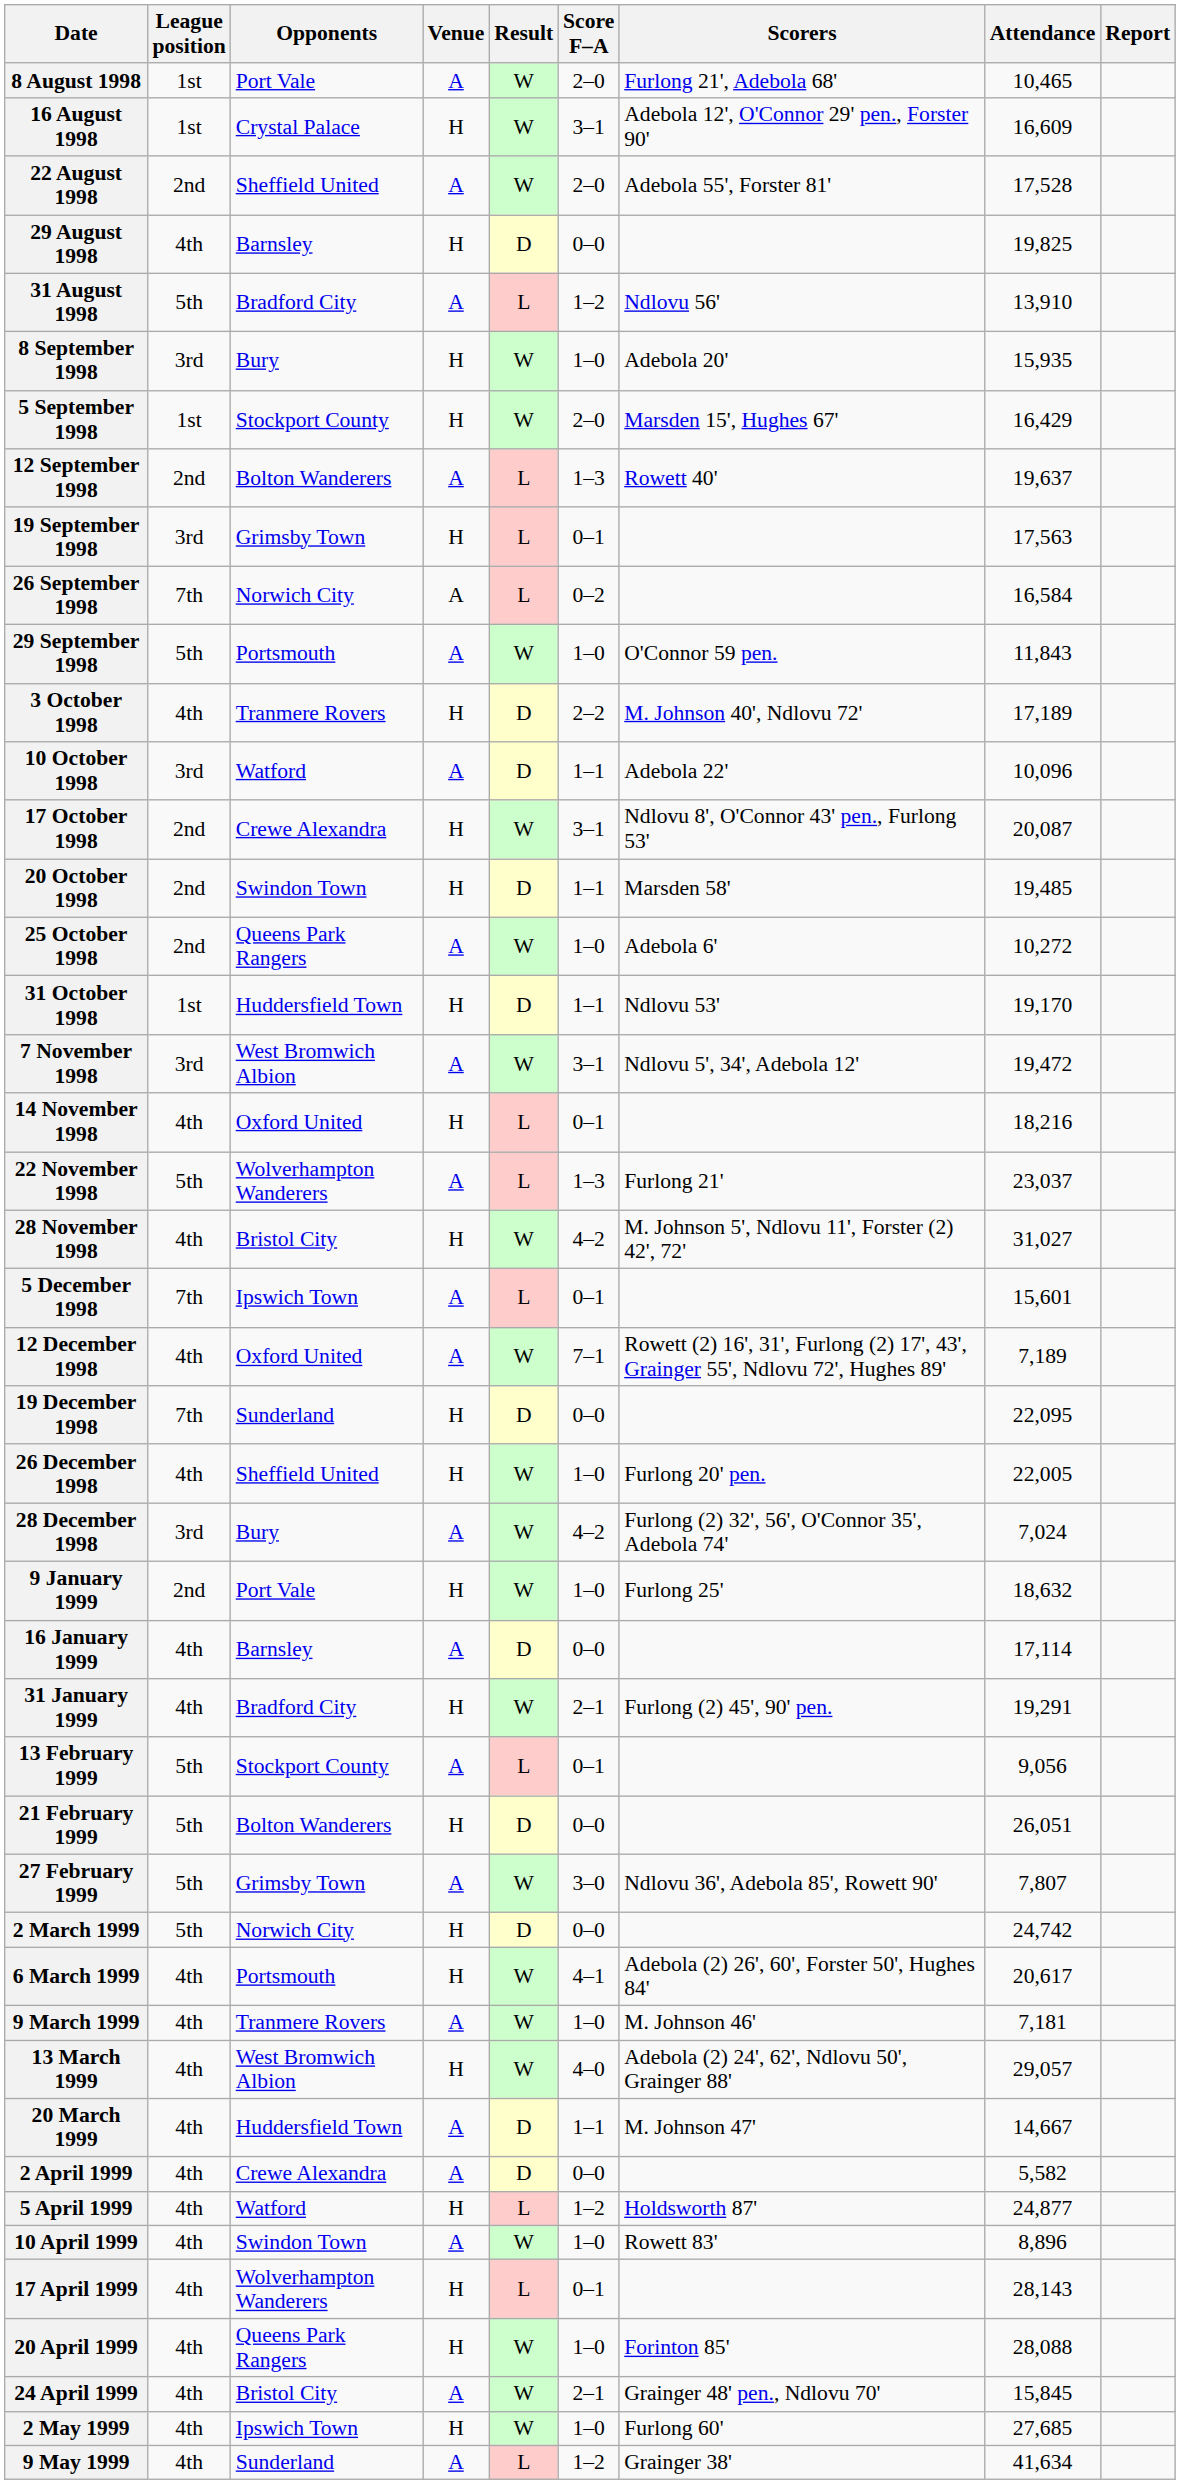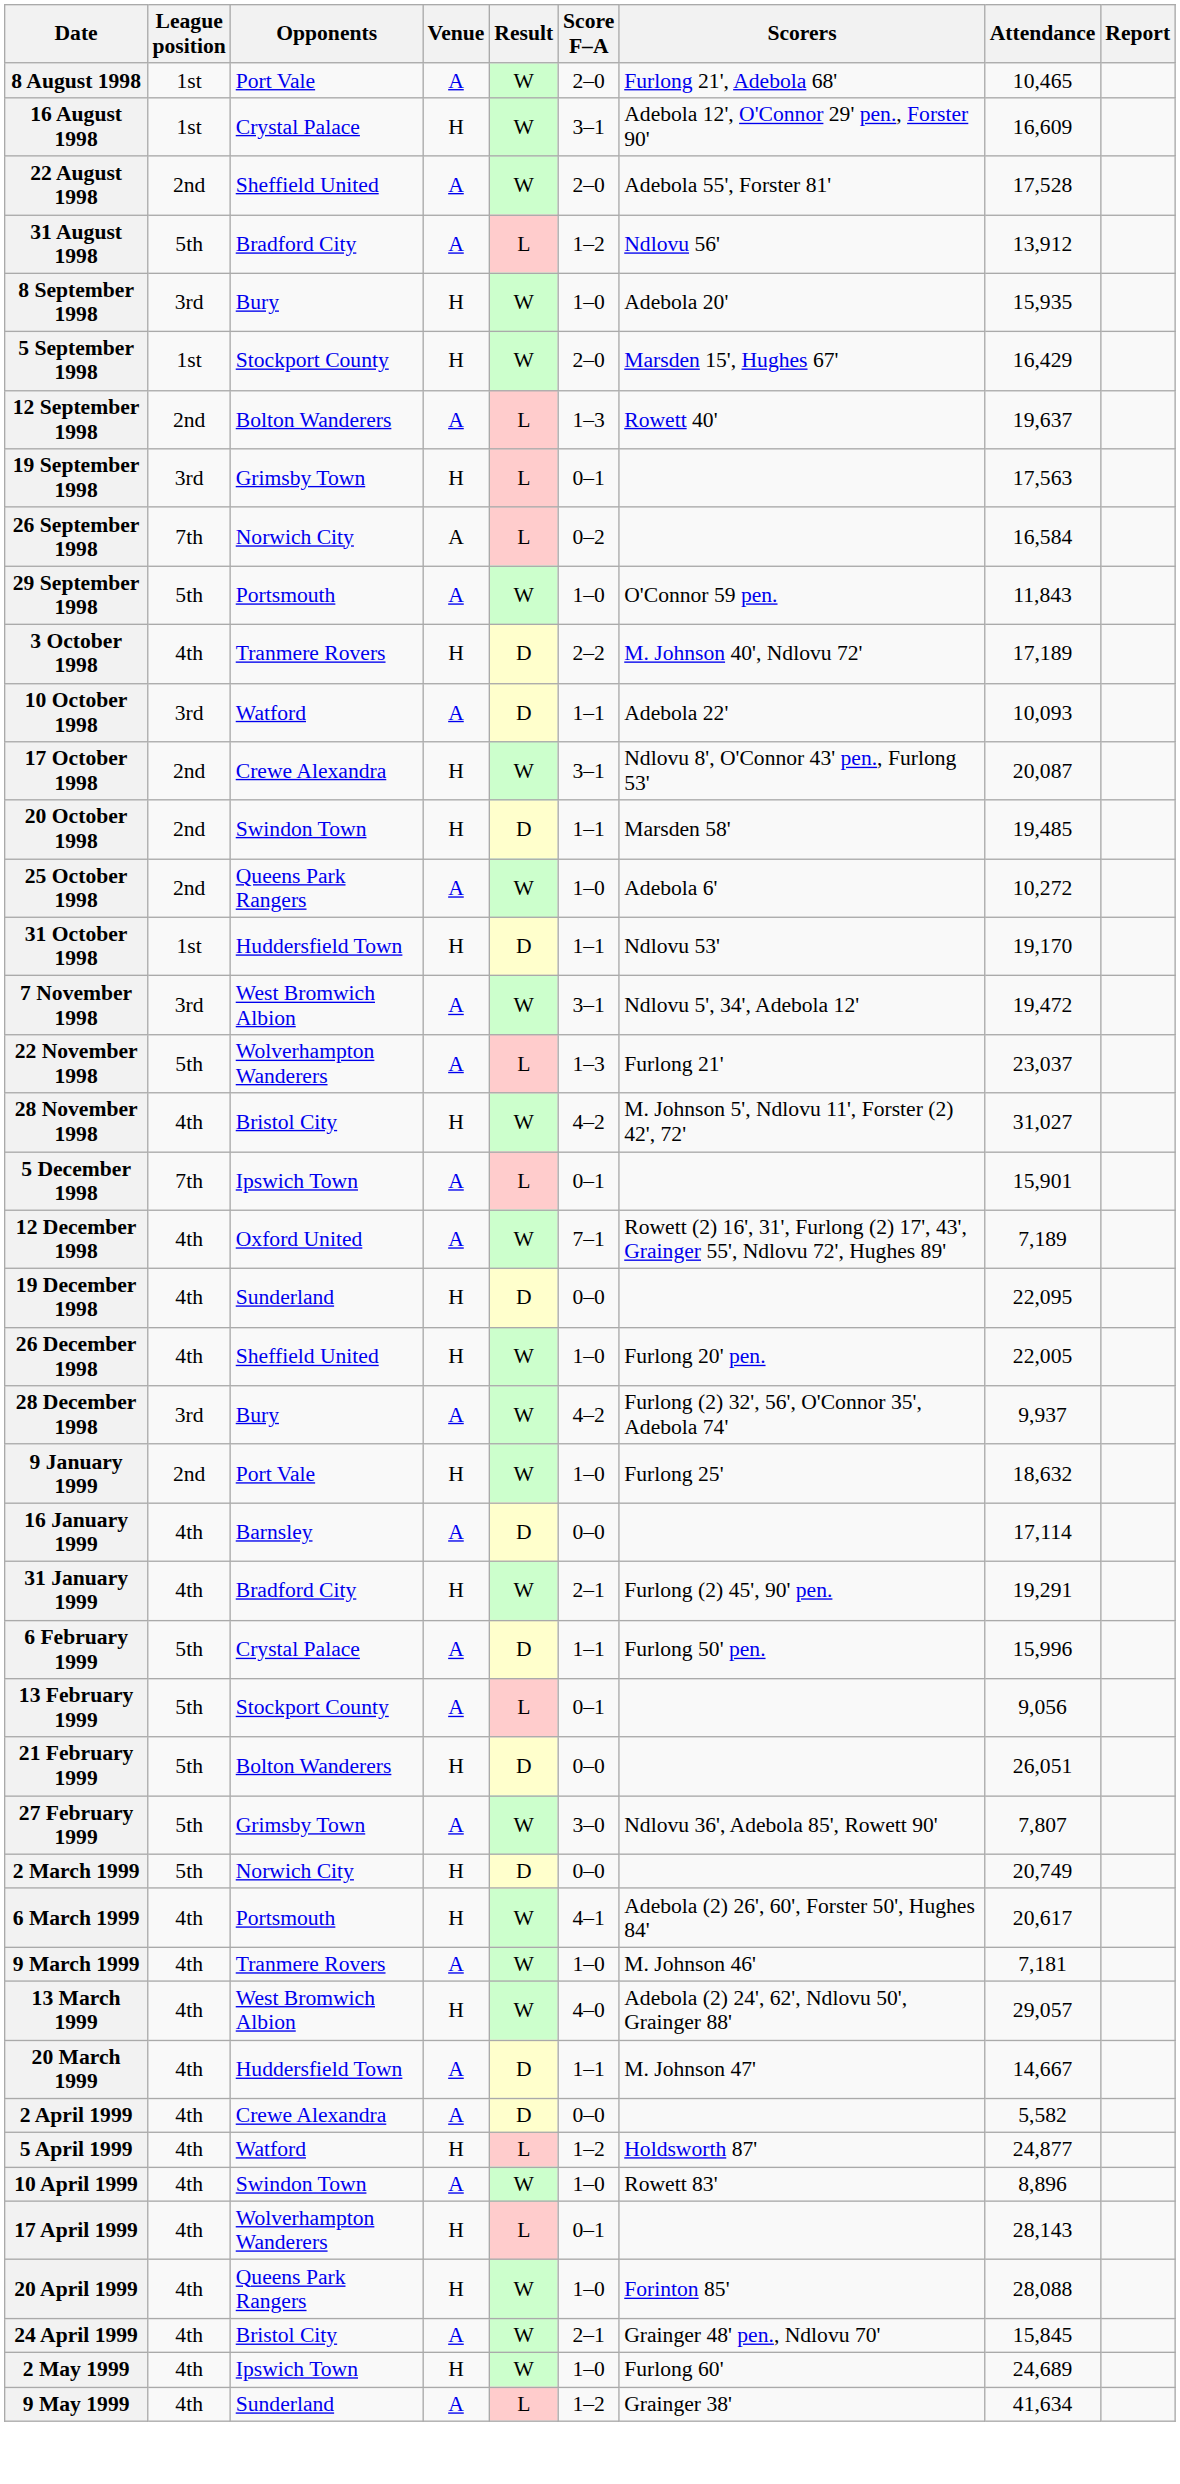- row: (76, 243)
(1043, 302) 13,910 -> (1043, 243) 13,912
(1043, 770) 10,096 -> (1043, 712) 10,093
- row: (76, 1122)
(1043, 1297) 15,601 -> (1043, 1180) 15,901
(189, 1414) 7th -> (189, 1297) 4th
(1043, 1531) 7,024 -> (1043, 1414) 9,937
+ row: (76, 1649)
(1043, 1929) 24,742 -> (1043, 1871) 20,749
(1043, 2428) 27,685 -> (1043, 2369) 24,689
